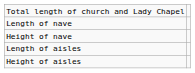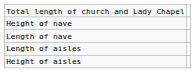rows swapped: (39, 23) <-> (39, 36)
